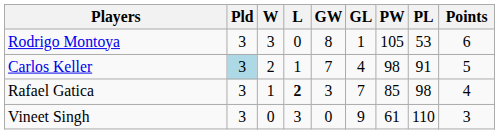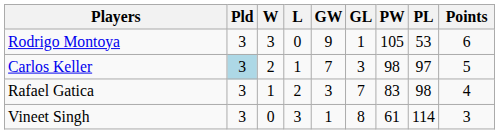(328, 41) 8 -> (328, 41) 9
(361, 66) 4 -> (361, 66) 3
(423, 66) 91 -> (423, 66) 97
(297, 91) bold -> (297, 91) normal
(392, 91) 85 -> (392, 91) 83
(328, 116) 0 -> (328, 116) 1
(361, 116) 9 -> (361, 116) 8
(423, 116) 110 -> (423, 116) 114
